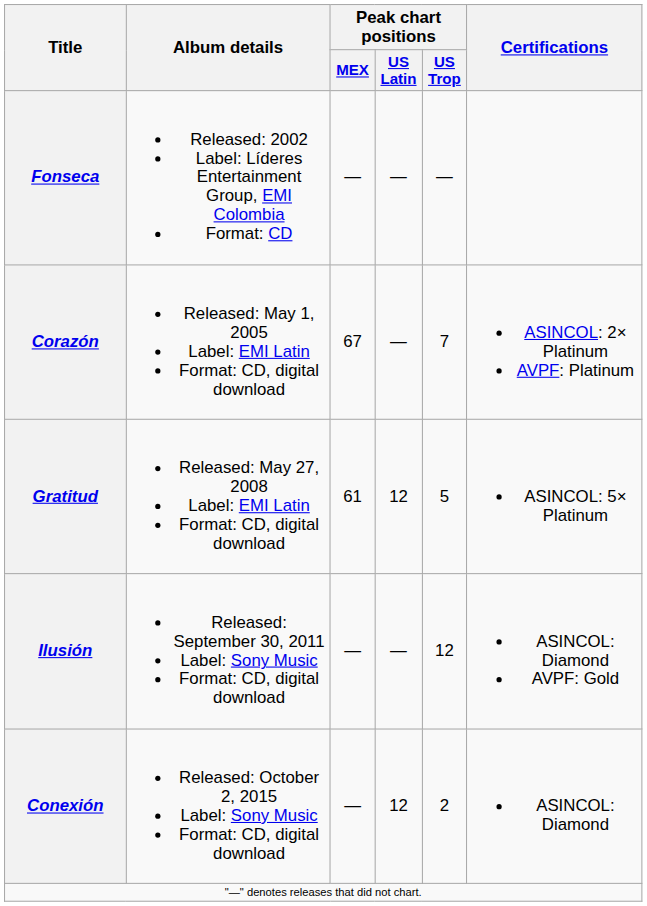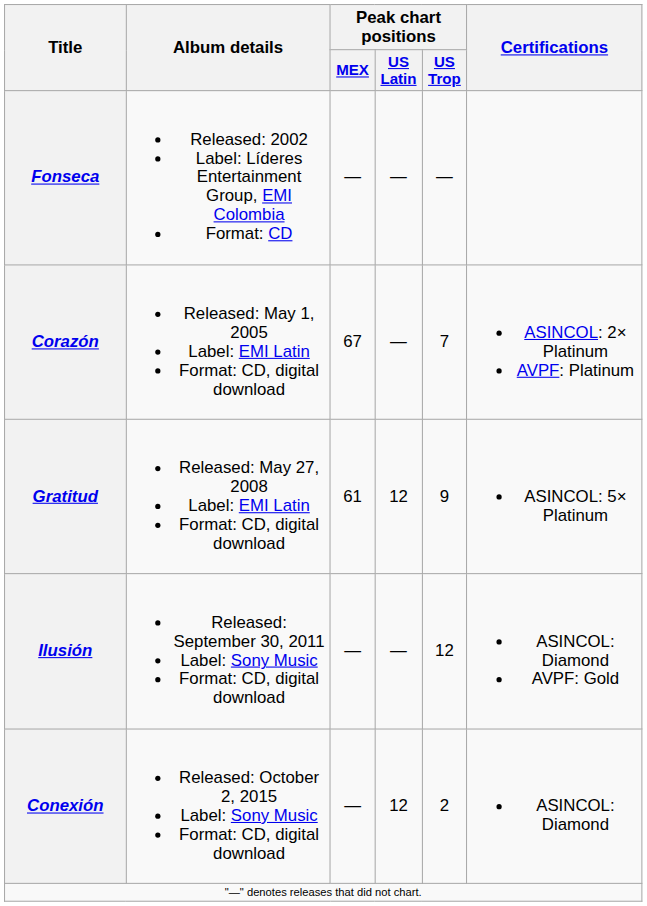(444, 496) 5 -> (444, 496) 9
